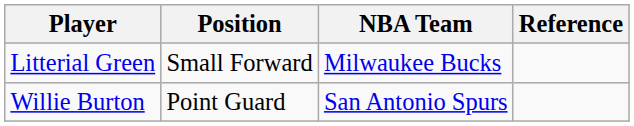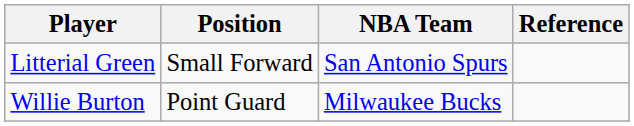(413, 62) Milwaukee Bucks -> (416, 62) San Antonio Spurs
(416, 101) San Antonio Spurs -> (413, 101) Milwaukee Bucks
